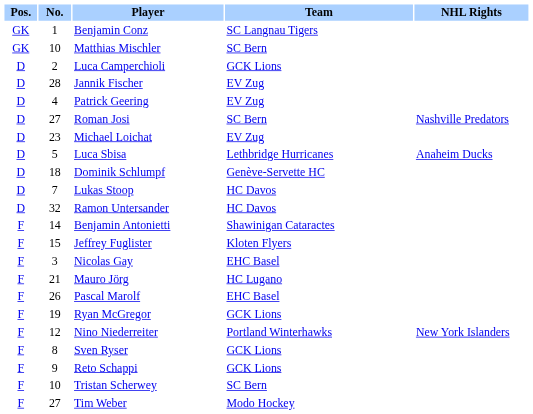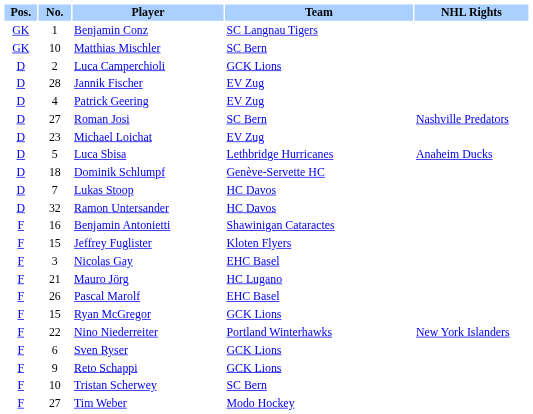(55, 225) 14 -> (55, 225) 16
(55, 314) 19 -> (55, 314) 15
(55, 332) 12 -> (55, 332) 22
(55, 350) 8 -> (55, 350) 6
